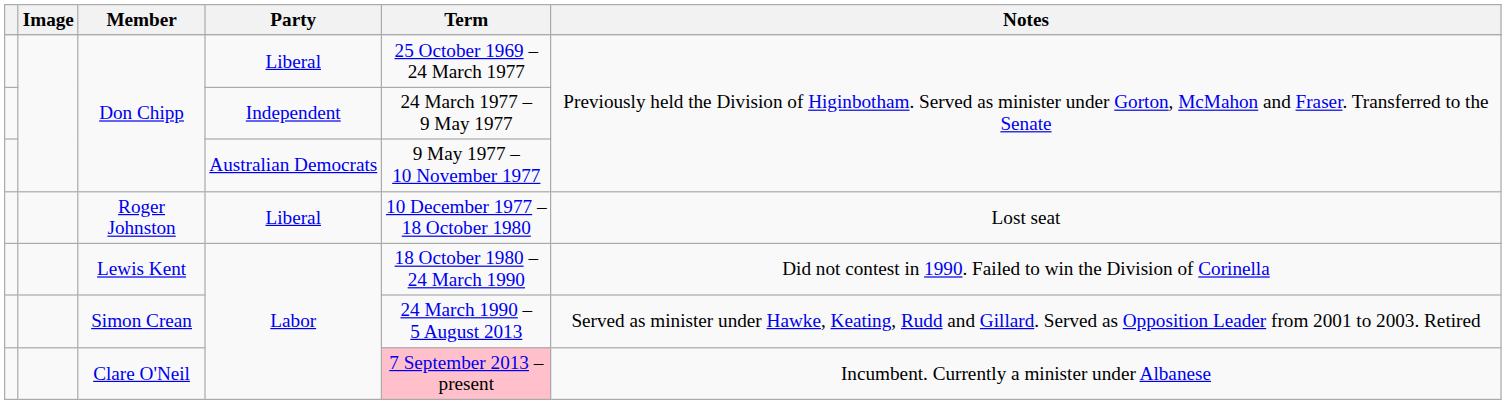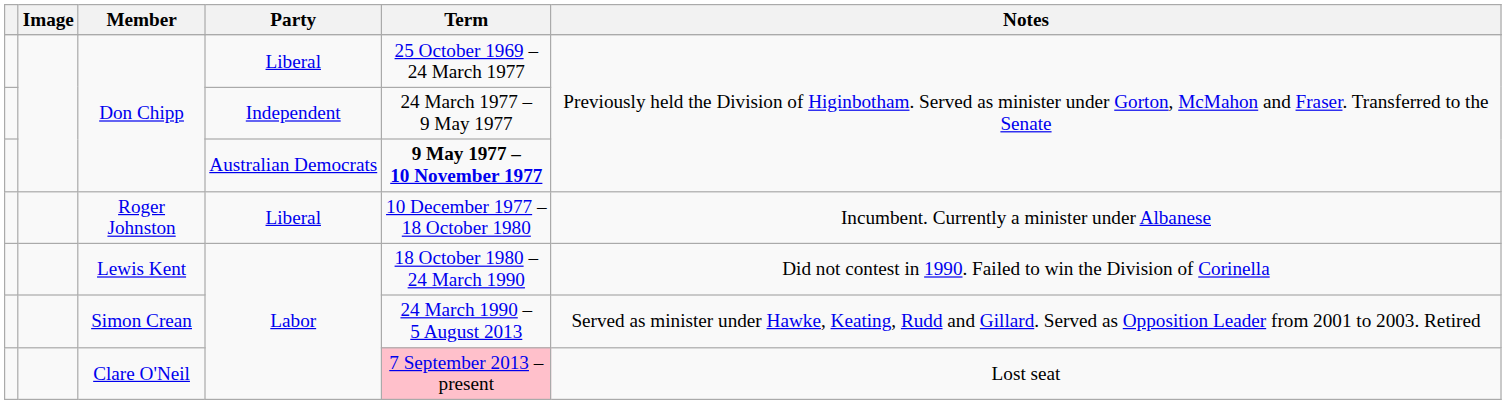(466, 165) normal -> (466, 165) bold
(1026, 217) Lost seat -> (1026, 217) Incumbent. Currently a minister under Albanese
(1026, 373) Incumbent. Currently a minister under Albanese -> (1026, 373) Lost seat
